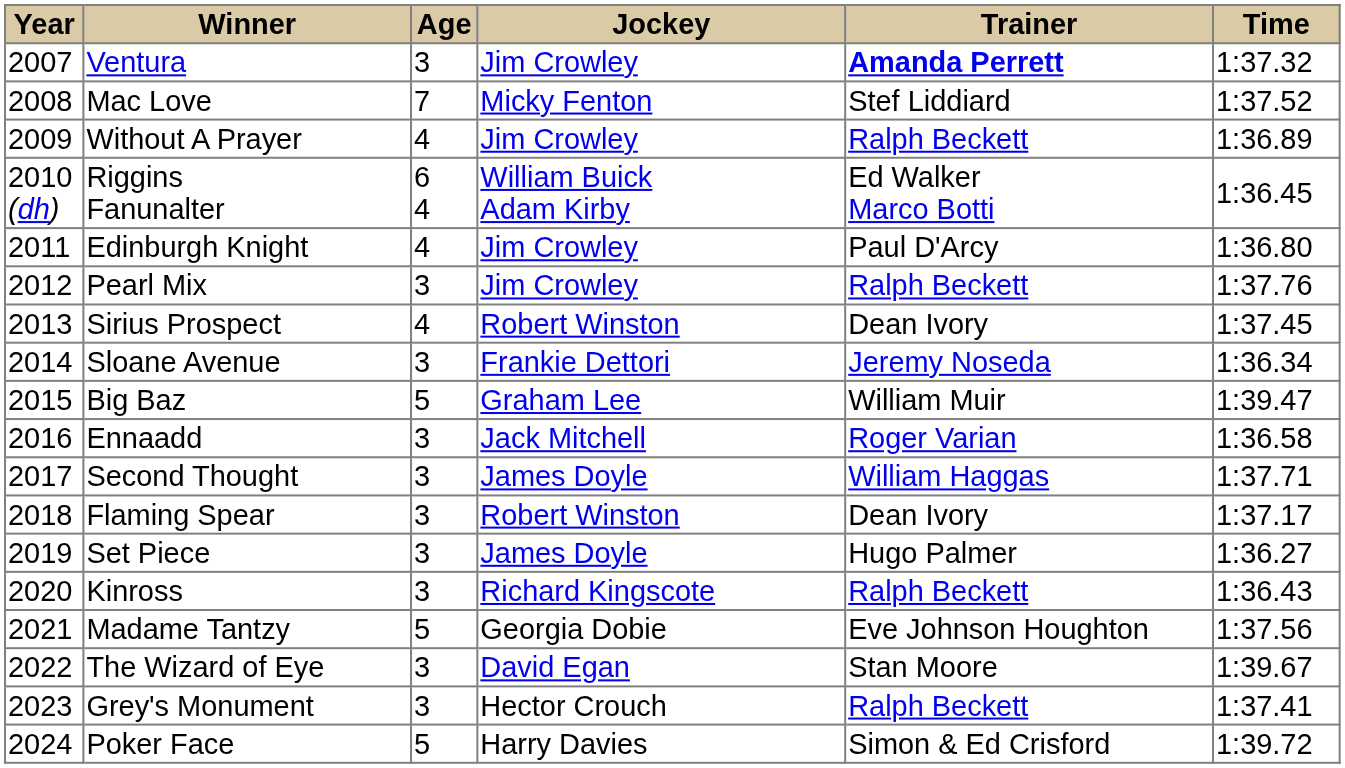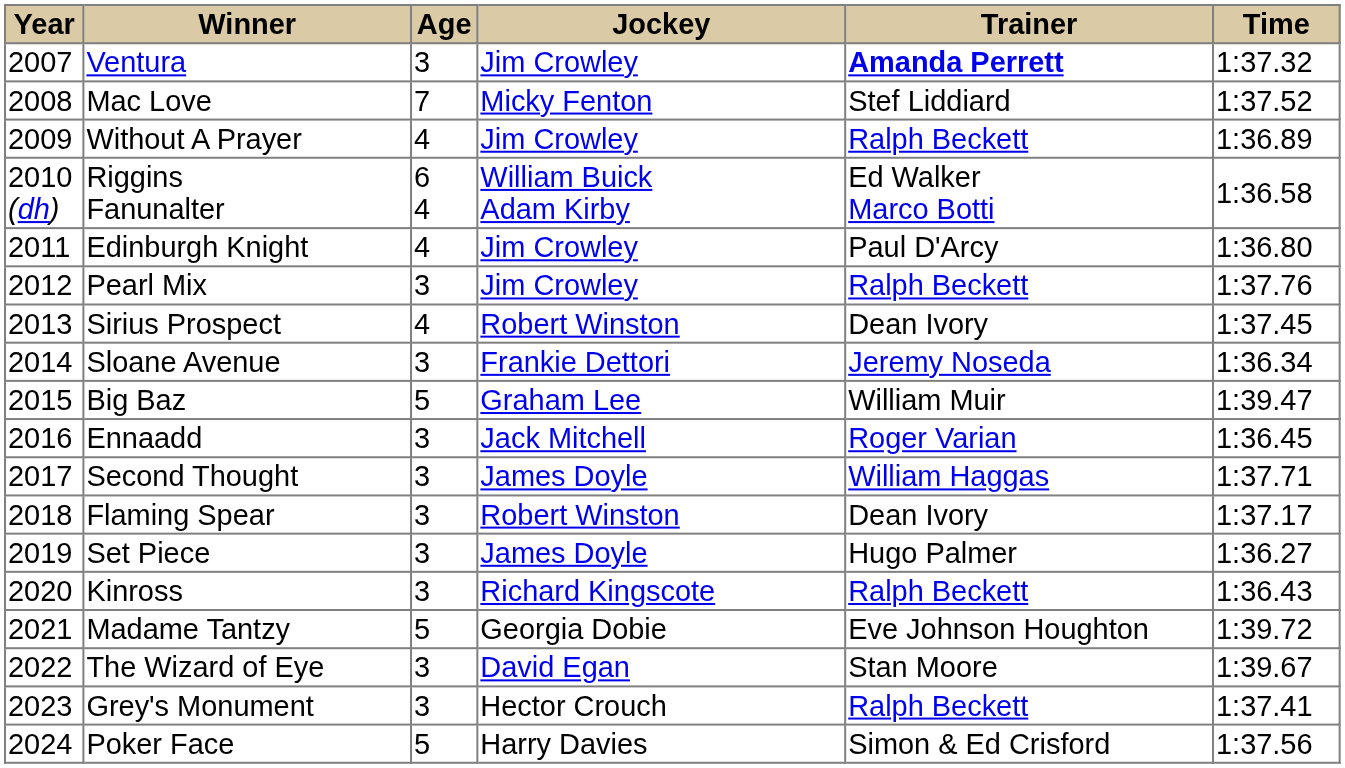(1264, 193) 1:36.45 -> (1264, 193) 1:36.58
(1264, 438) 1:36.58 -> (1264, 438) 1:36.45
(1264, 629) 1:37.56 -> (1264, 629) 1:39.72
(1264, 744) 1:39.72 -> (1264, 744) 1:37.56
